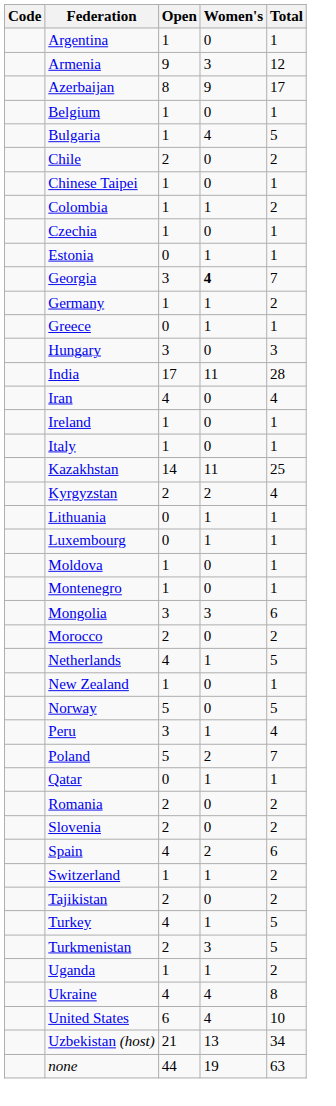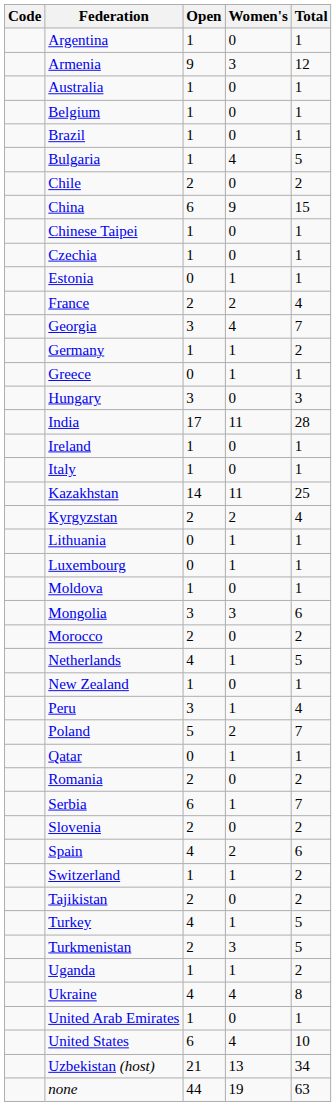+ row: (76, 87)
- row: (81, 87)
+ row: (67, 135)
+ row: (66, 207)
- row: (78, 207)
+ row: (69, 302)
(208, 278) bold -> (232, 326) normal
- row: (60, 398)
- row: (85, 588)
- row: (73, 708)
+ row: (68, 803)
+ row: (114, 1018)
